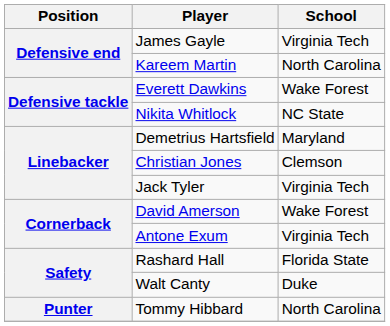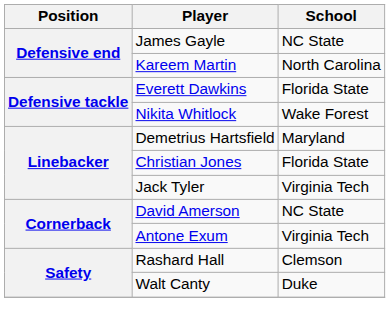(325, 41) Virginia Tech -> (313, 41) NC State
(325, 89) Wake Forest -> (325, 89) Florida State
(313, 114) NC State -> (325, 114) Wake Forest
(312, 162) Clemson -> (325, 162) Florida State
(325, 211) Wake Forest -> (313, 211) NC State
(325, 260) Florida State -> (312, 260) Clemson
- row: (189, 308)
